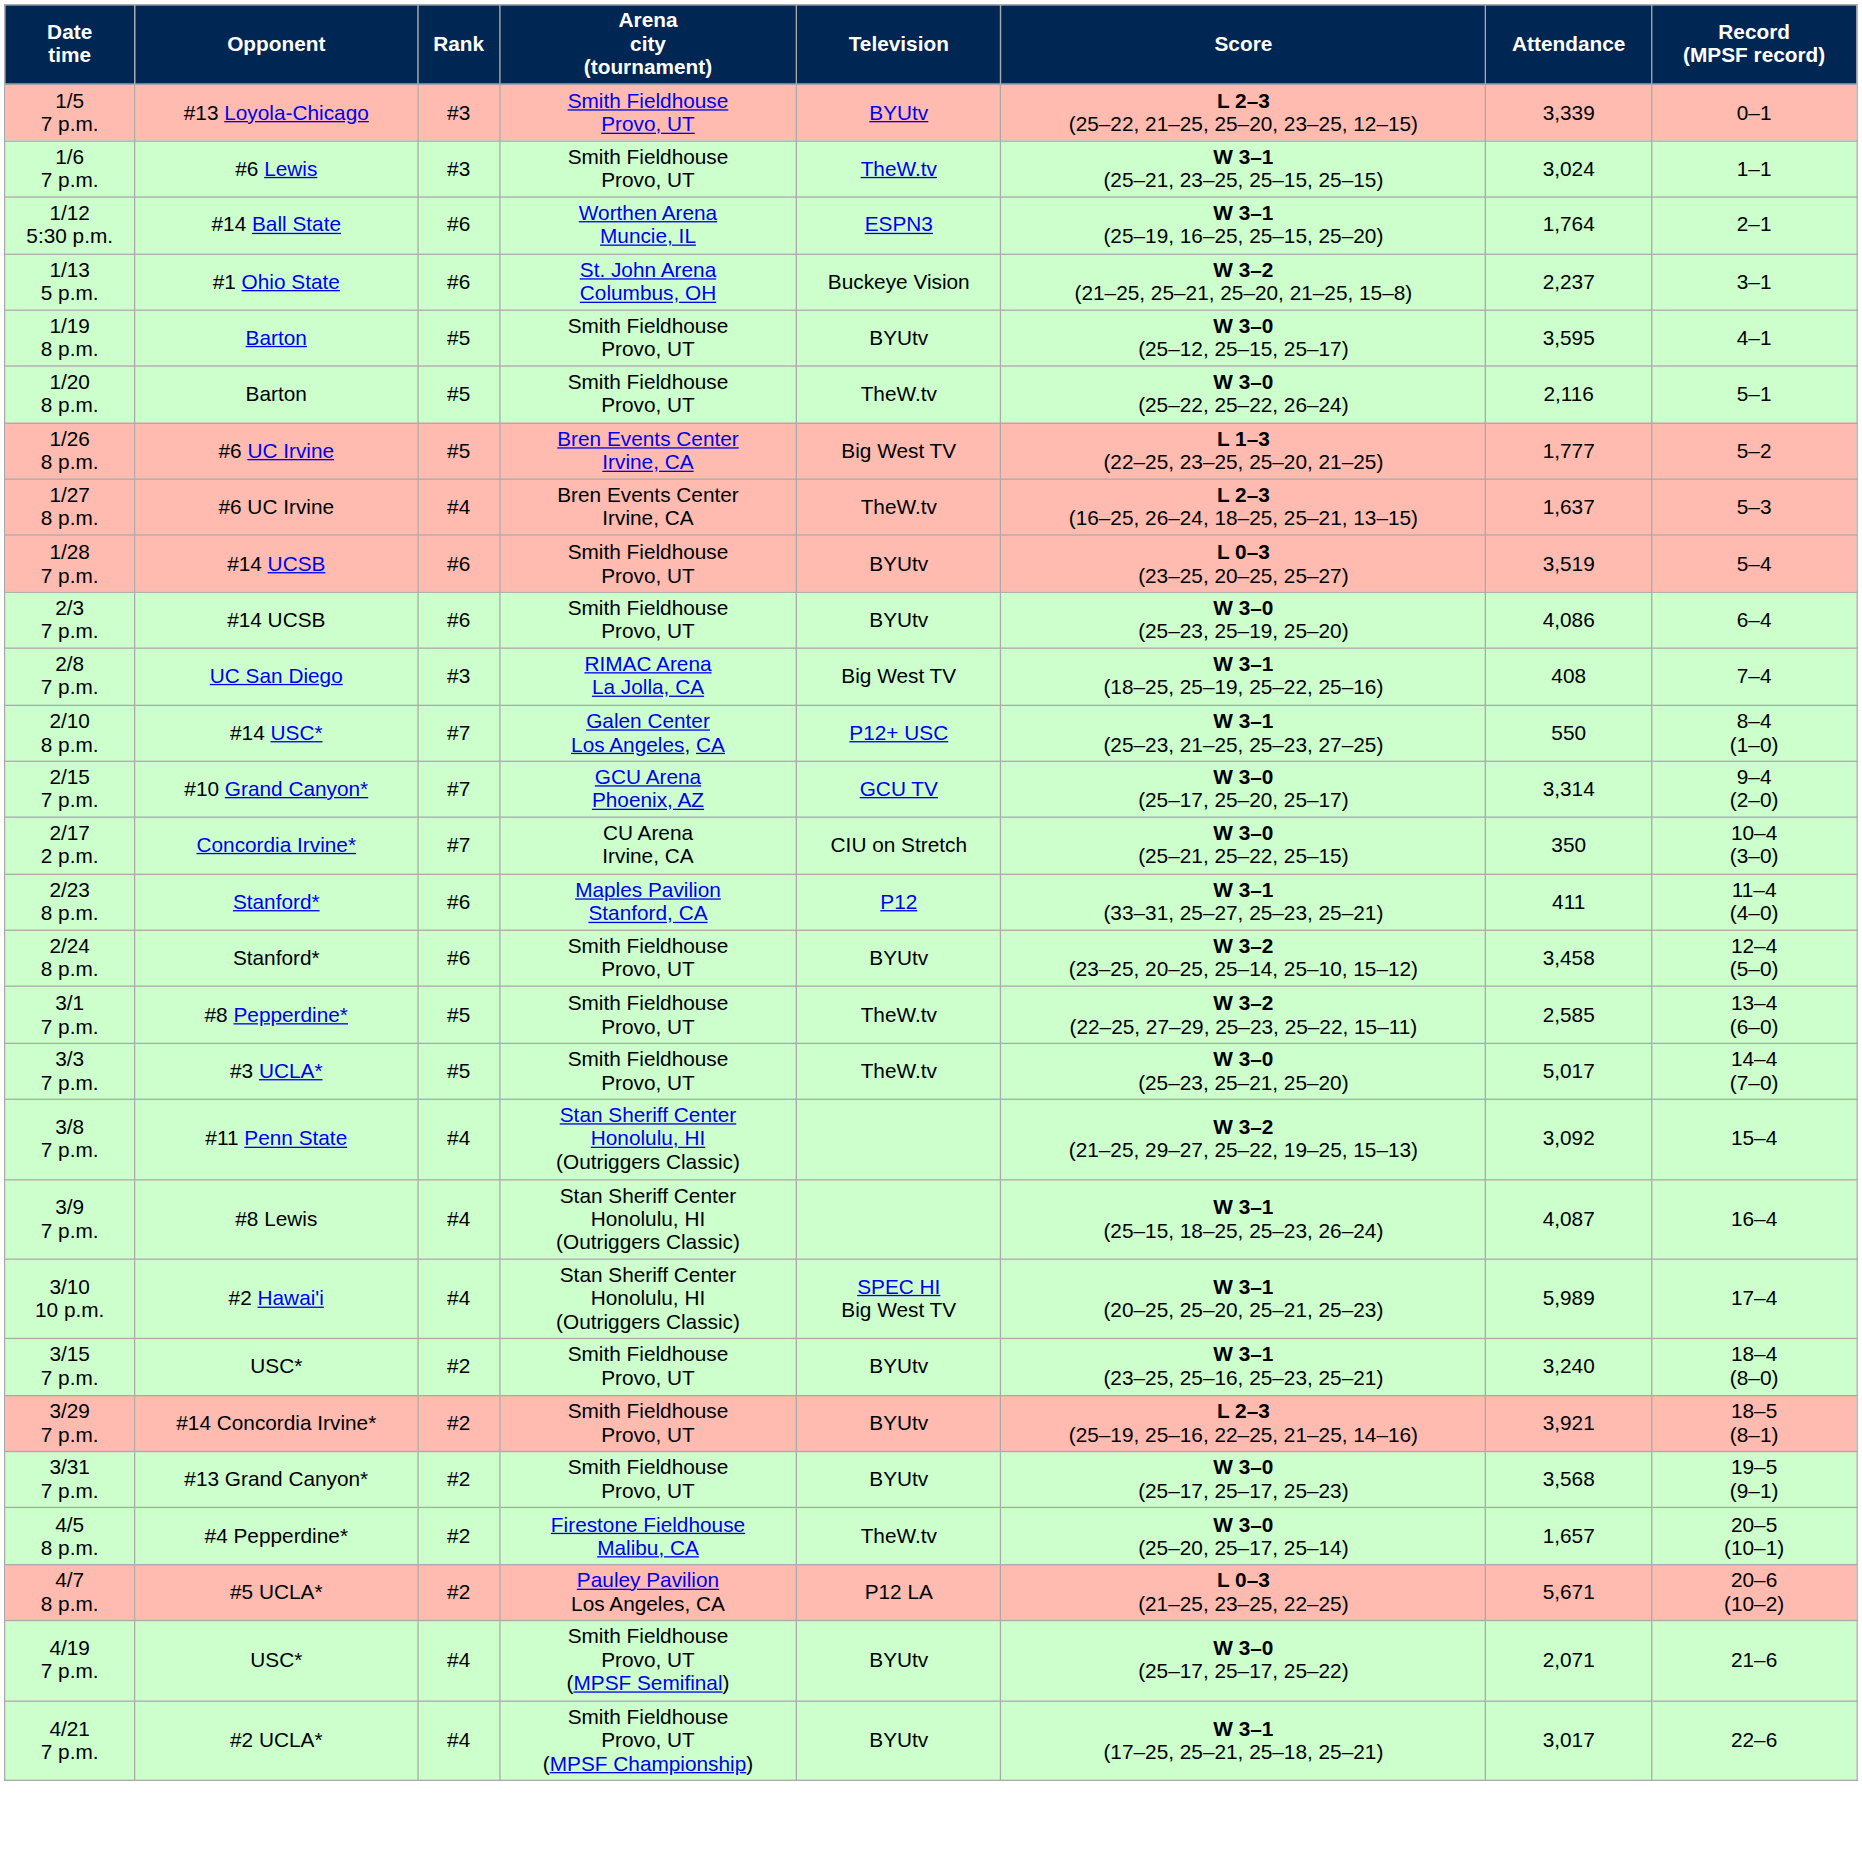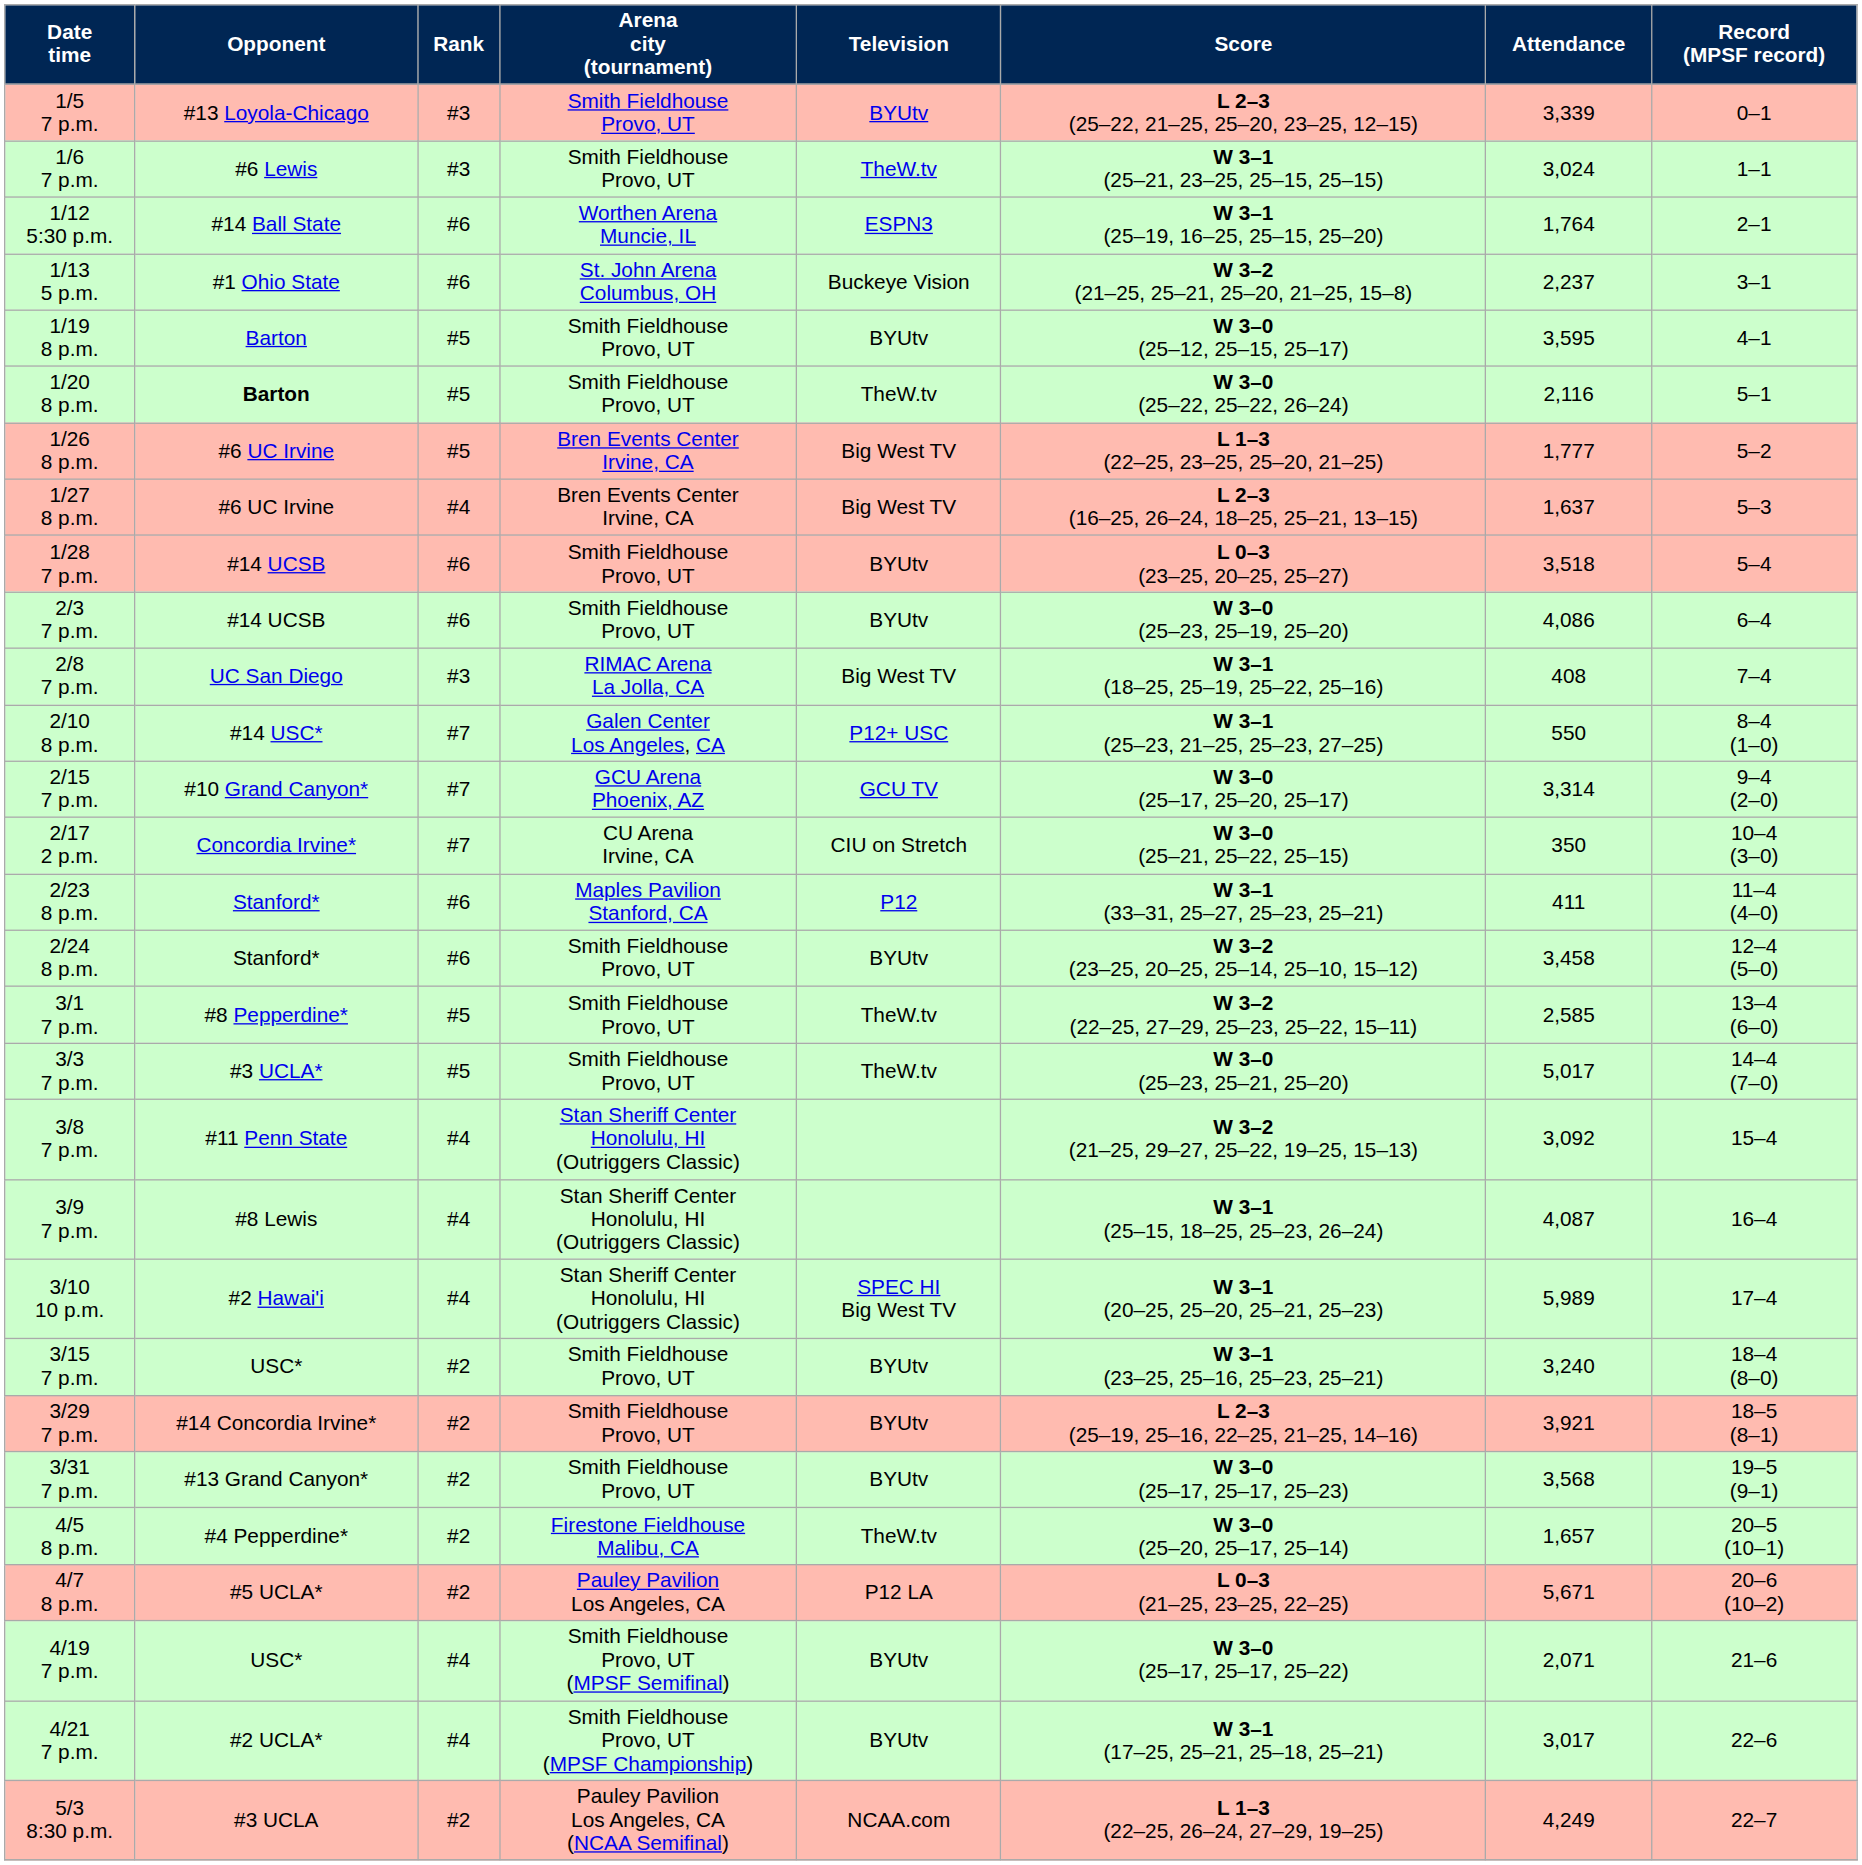(276, 394) normal -> (276, 394) bold
(899, 507) TheW.tv -> (899, 507) Big West TV
(1569, 563) 3,519 -> (1569, 563) 3,518
+ row: (70, 1820)
